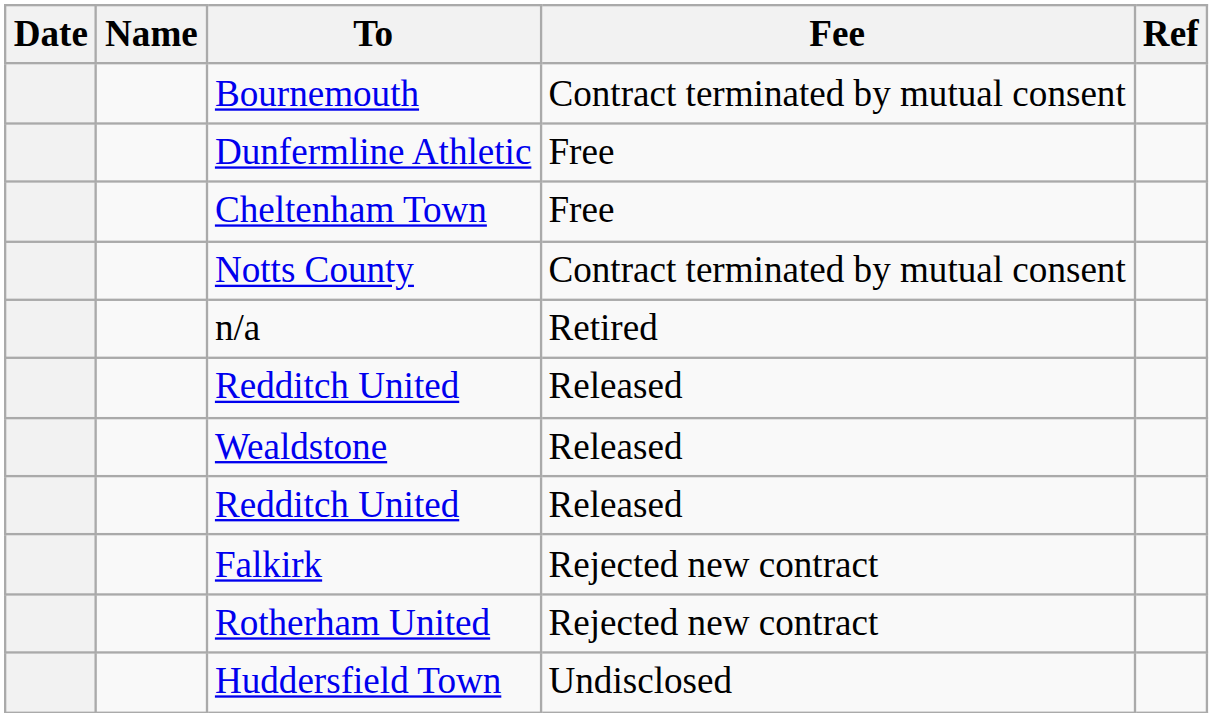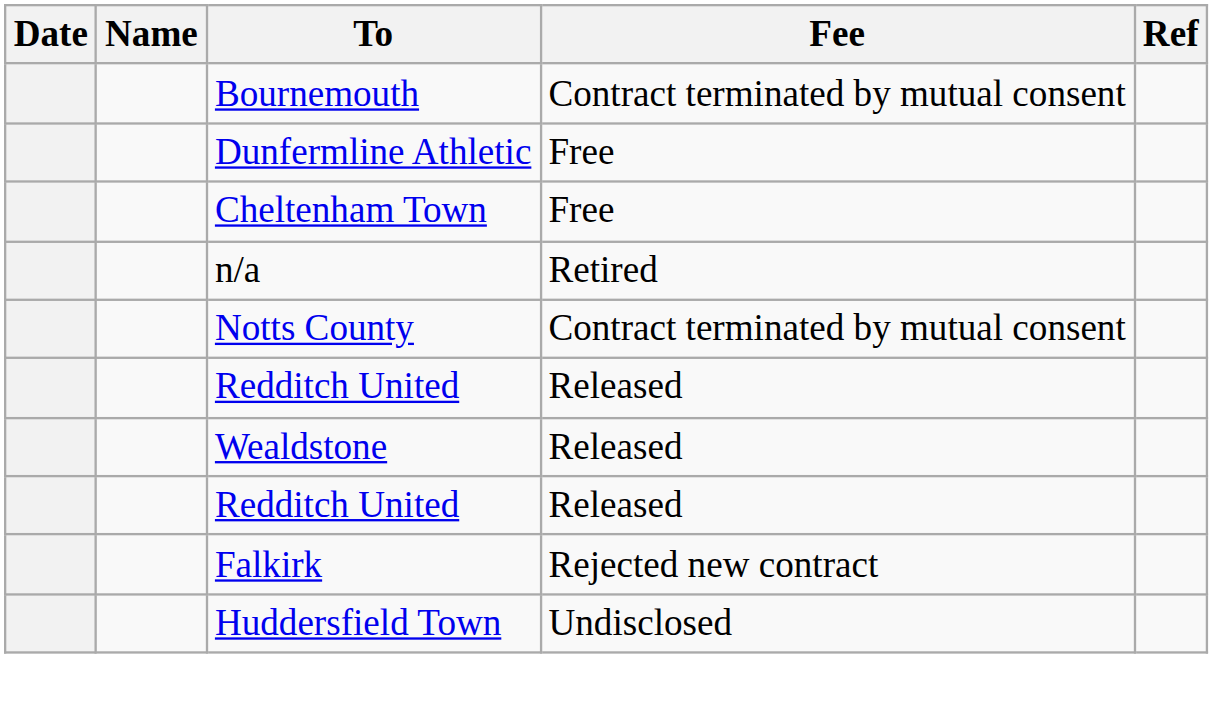rows swapped: (238, 328) <-> (314, 269)
- row: (353, 622)
